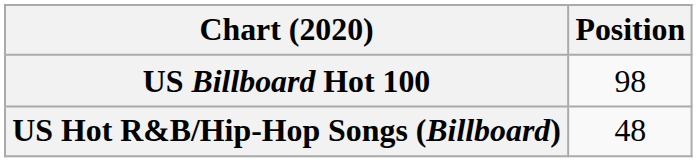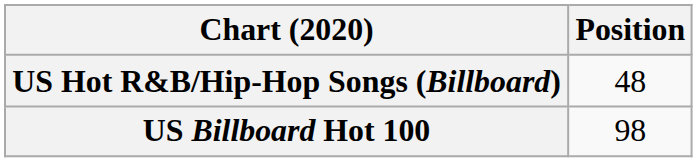rows swapped: (287, 80) <-> (287, 130)
